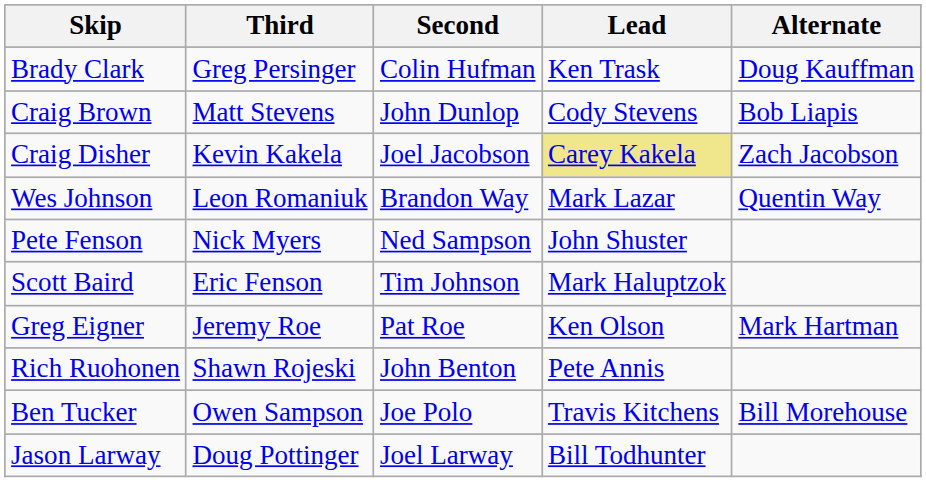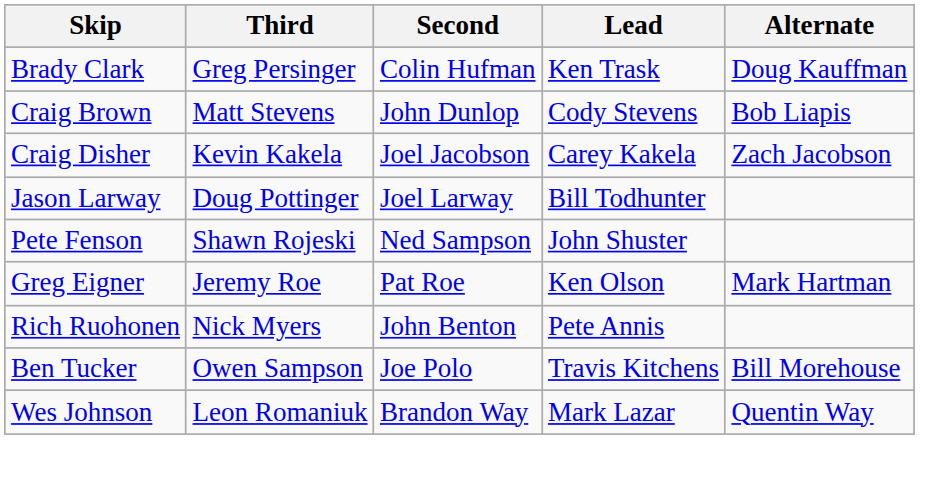(622, 154) khaki background -> (622, 154) no background
rows swapped: (86, 454) <-> (82, 197)
(257, 240) Nick Myers -> (274, 240) Shawn Rojeski
- row: (72, 283)
(274, 369) Shawn Rojeski -> (257, 326) Nick Myers
